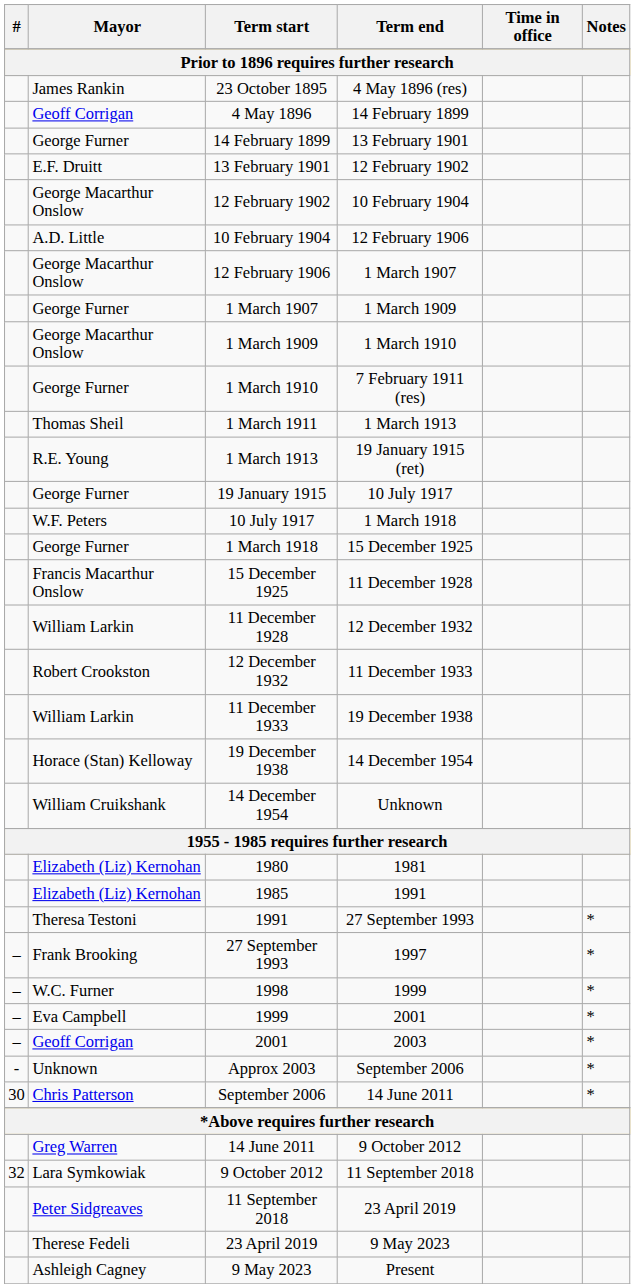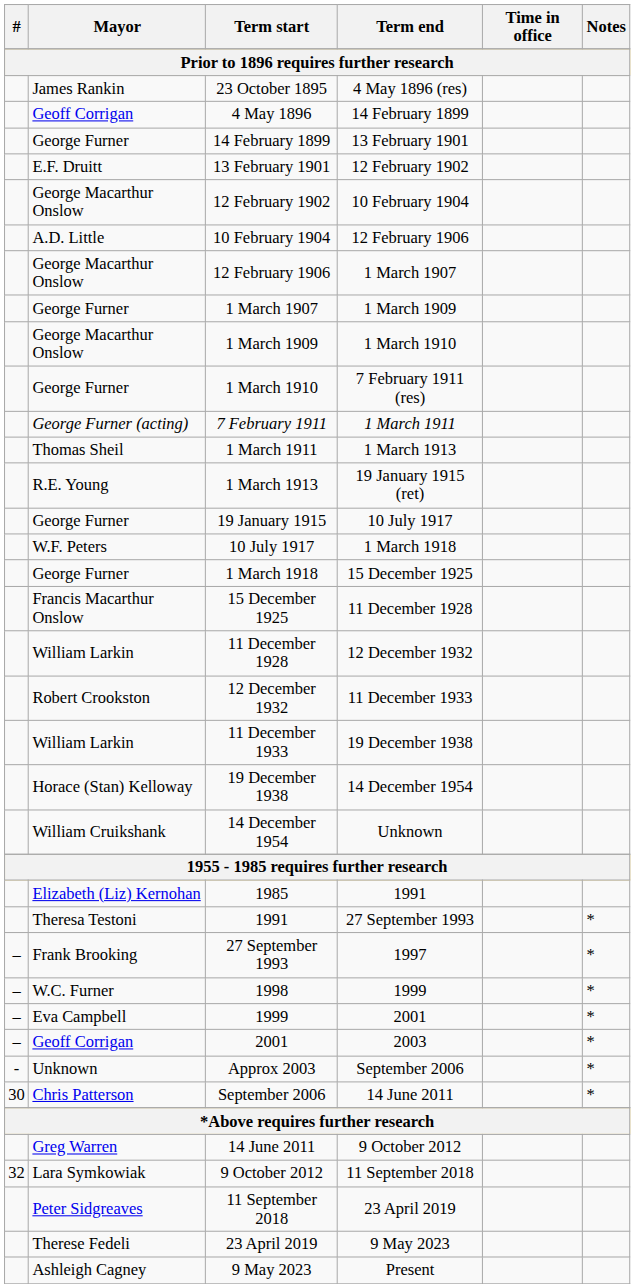+ row: (272, 423)
- row: (272, 867)
